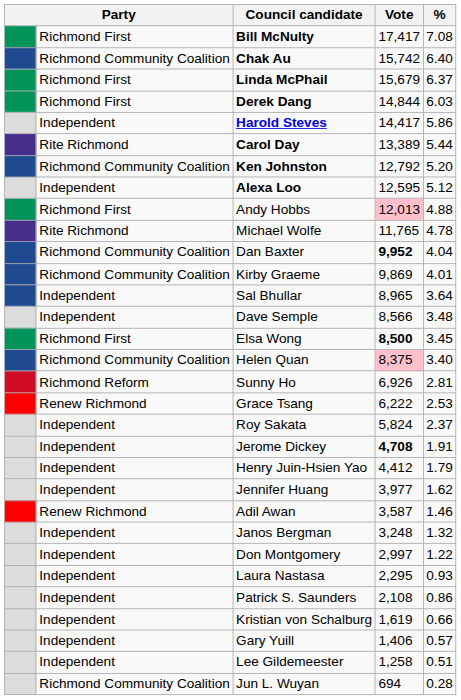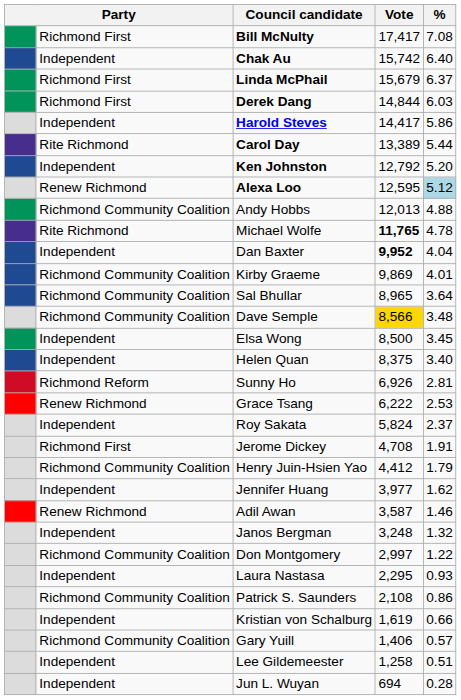(135, 58) Richmond Community Coalition -> (77, 58) Independent
(135, 166) Richmond Community Coalition -> (77, 166) Independent
(77, 187) Independent -> (93, 187) Renew Richmond
(440, 187) no background -> (440, 187) lightblue background
(85, 209) Richmond First -> (135, 209) Richmond Community Coalition
(399, 209) pink background -> (399, 209) no background
(399, 230) normal -> (399, 230) bold
(135, 252) Richmond Community Coalition -> (77, 252) Independent
(77, 295) Independent -> (135, 295) Richmond Community Coalition
(77, 317) Independent -> (135, 317) Richmond Community Coalition
(395, 317) no background -> (395, 317) gold background
(85, 338) Richmond First -> (77, 338) Independent
(395, 338) bold -> (395, 338) normal
(135, 360) Richmond Community Coalition -> (77, 360) Independent
(395, 360) pink background -> (395, 360) no background
(77, 446) Independent -> (85, 446) Richmond First
(395, 446) bold -> (395, 446) normal
(77, 468) Independent -> (135, 468) Richmond Community Coalition
(77, 554) Independent -> (135, 554) Richmond Community Coalition
(77, 597) Independent -> (135, 597) Richmond Community Coalition
(77, 640) Independent -> (135, 640) Richmond Community Coalition
(135, 683) Richmond Community Coalition -> (77, 683) Independent
